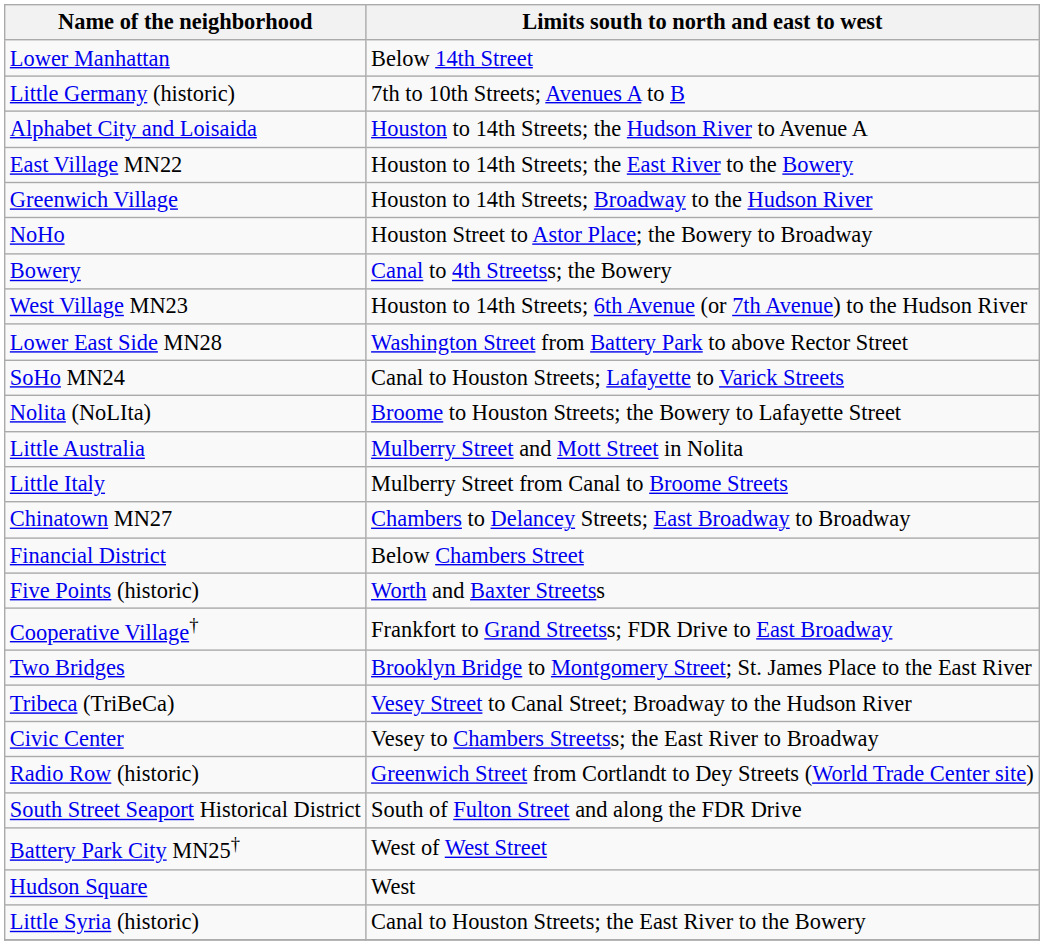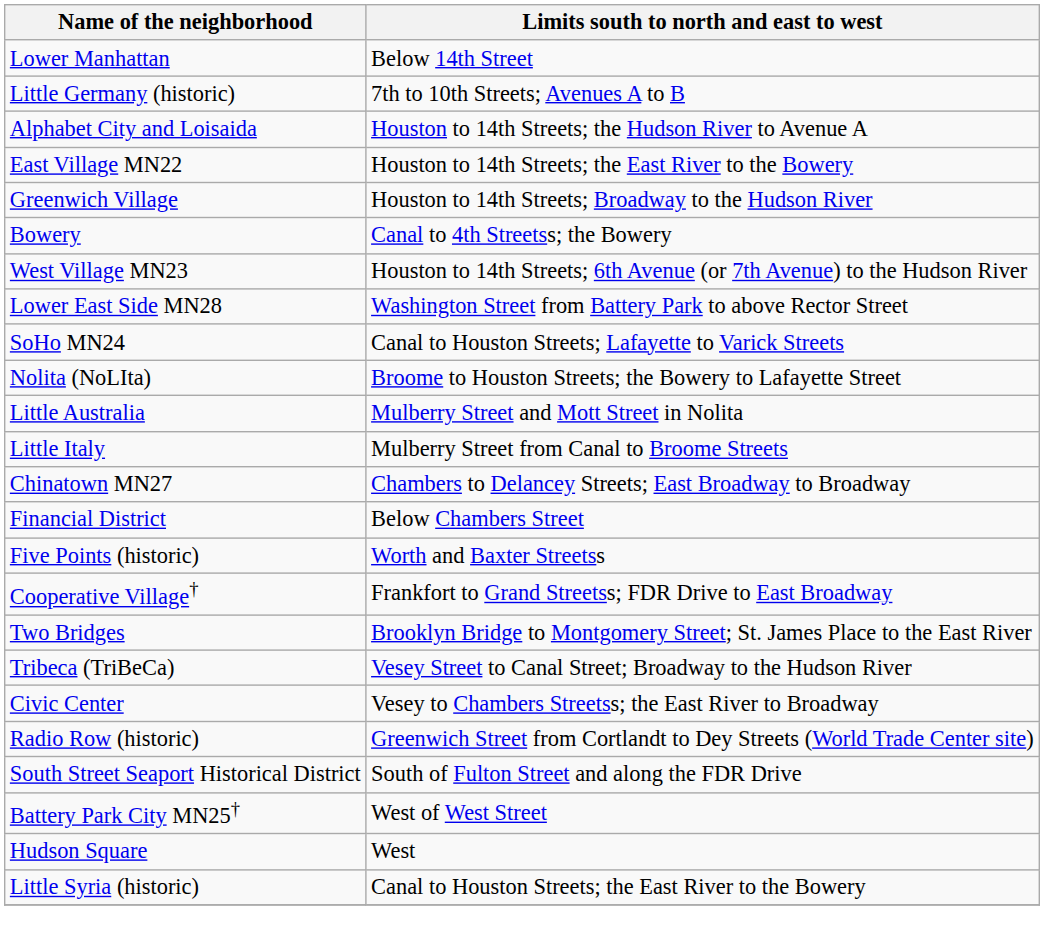- row: (37, 235)
